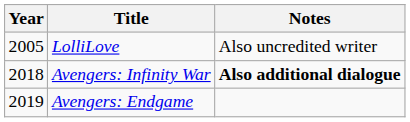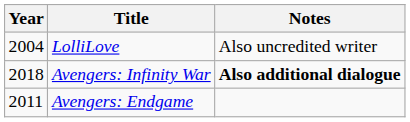(26, 46) 2005 -> (26, 46) 2004
(26, 102) 2019 -> (26, 102) 2011
